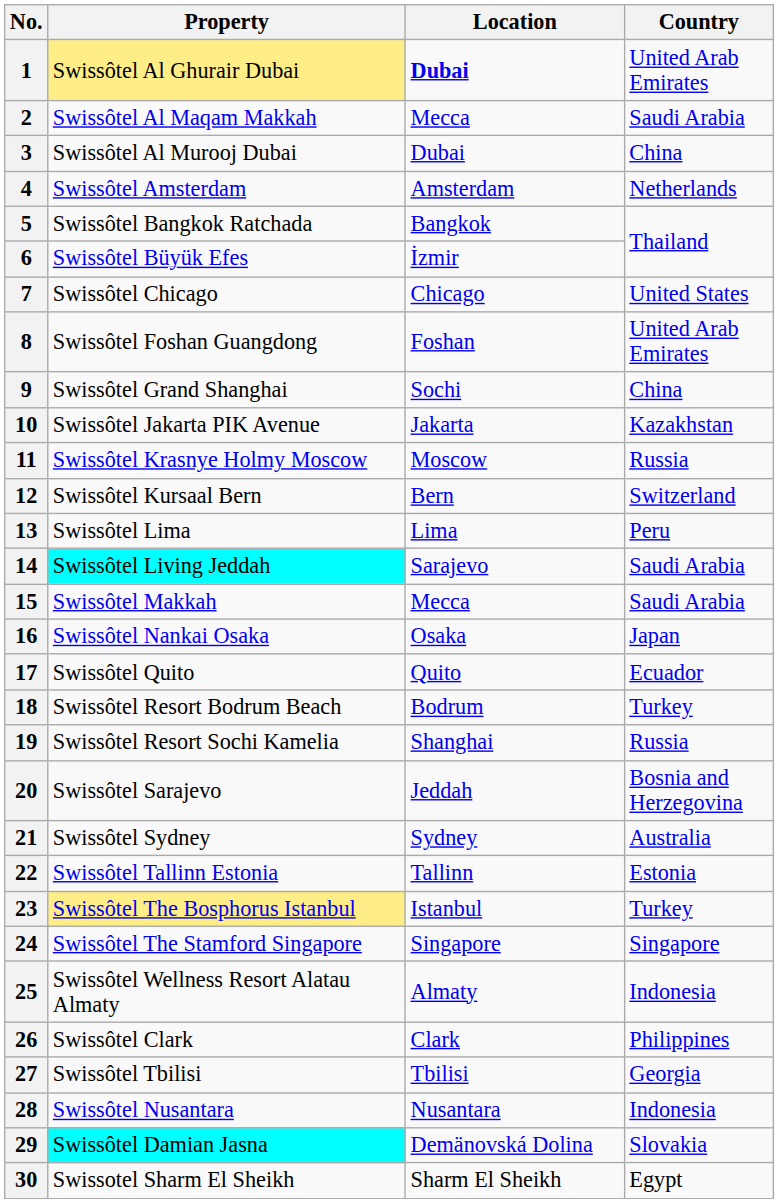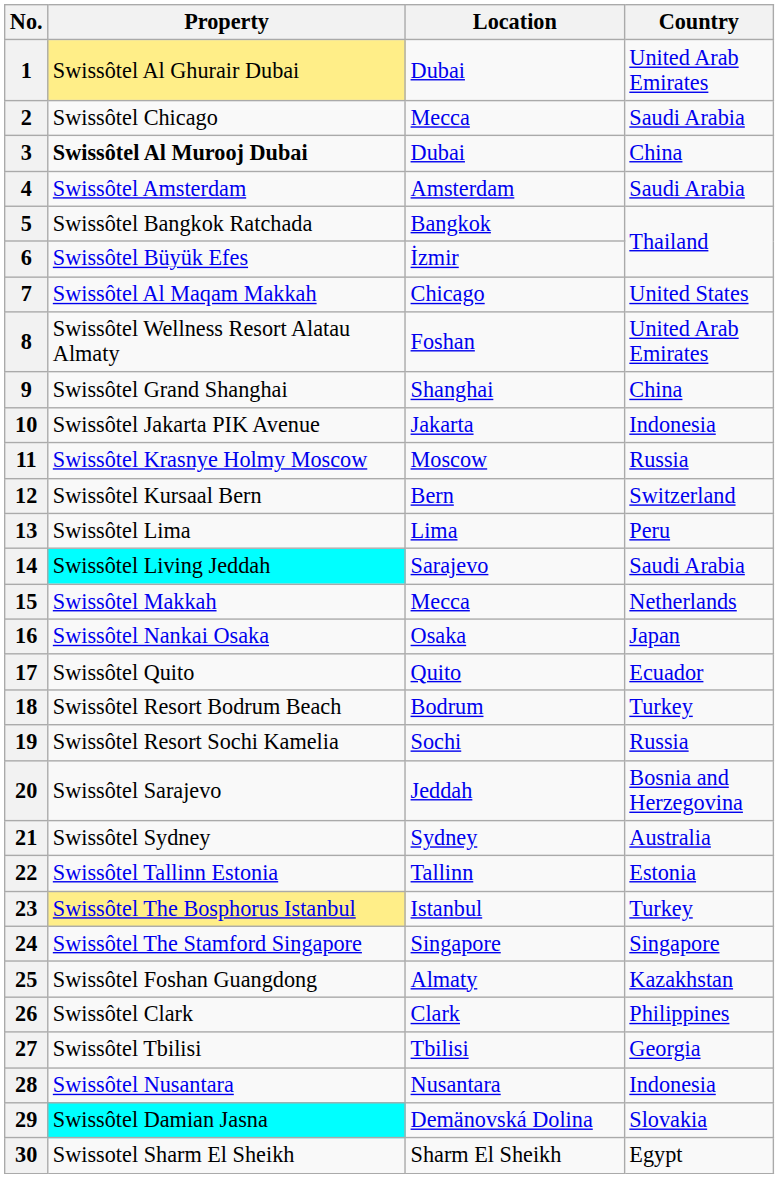(440, 69) bold -> (438, 69) normal
(185, 117) Swissôtel Al Maqam Makkah -> (135, 117) Swissôtel Chicago
(175, 152) normal -> (180, 152) bold
(683, 188) Netherlands -> (687, 188) Saudi Arabia
(135, 294) Swissôtel Chicago -> (185, 294) Swissôtel Al Maqam Makkah
(185, 341) Swissôtel Foshan Guangdong -> (202, 341) Swissôtel Wellness Resort Alatau Almaty
(436, 389) Sochi -> (452, 389) Shanghai
(681, 424) Kazakhstan -> (673, 424) Indonesia
(687, 601) Saudi Arabia -> (683, 601) Netherlands
(452, 742) Shanghai -> (436, 742) Sochi
(202, 991) Swissôtel Wellness Resort Alatau Almaty -> (185, 978) Swissôtel Foshan Guangdong
(673, 991) Indonesia -> (681, 978) Kazakhstan
